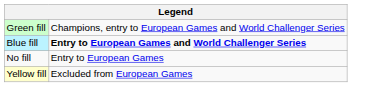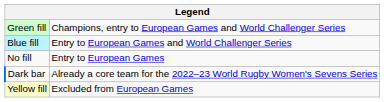(178, 43) bold -> (172, 43) normal
+ row: (26, 74)
